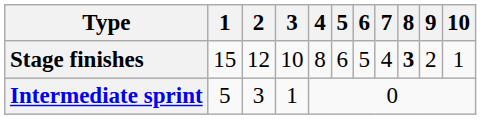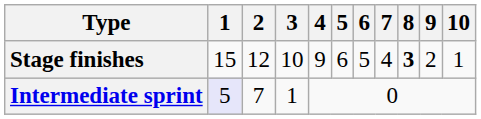(320, 59) 8 -> (320, 59) 9
(225, 95) no background -> (225, 95) lavender background
(258, 95) 3 -> (258, 95) 7
